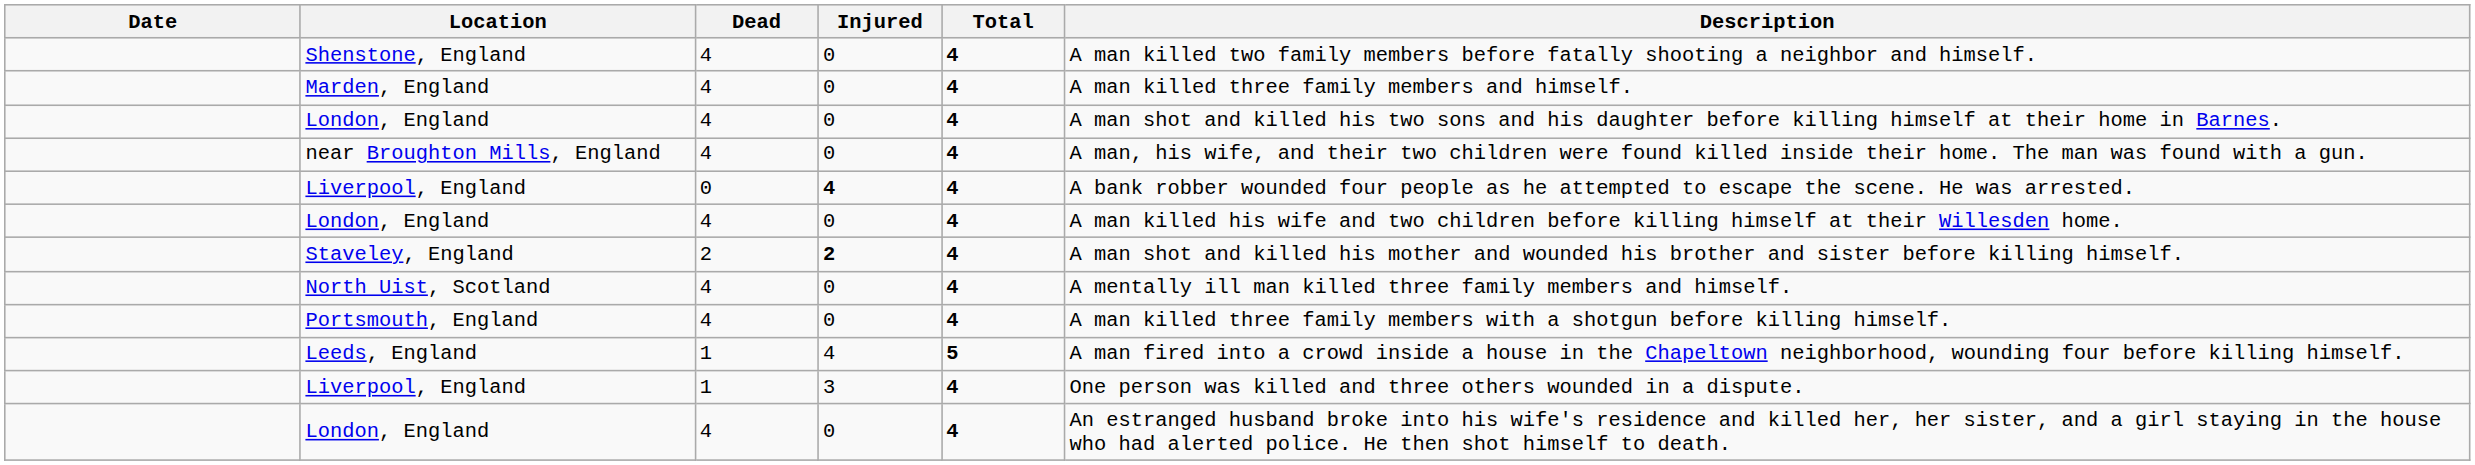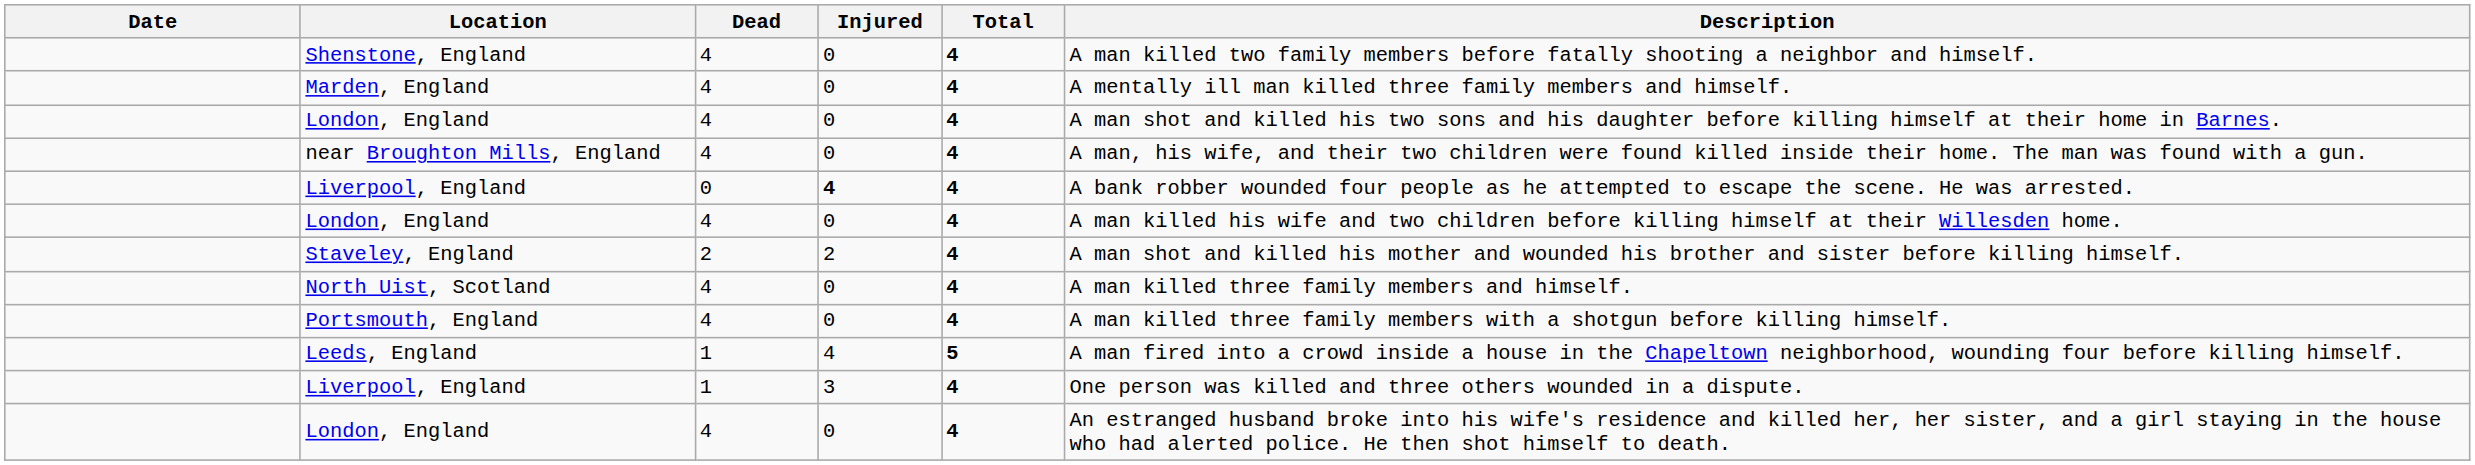(1351, 88) A man killed three family members and himself. -> (1431, 88) A mentally ill man killed three family members and himself.
(829, 254) bold -> (829, 254) normal
(1431, 288) A mentally ill man killed three family members and himself. -> (1351, 288) A man killed three family members and himself.
